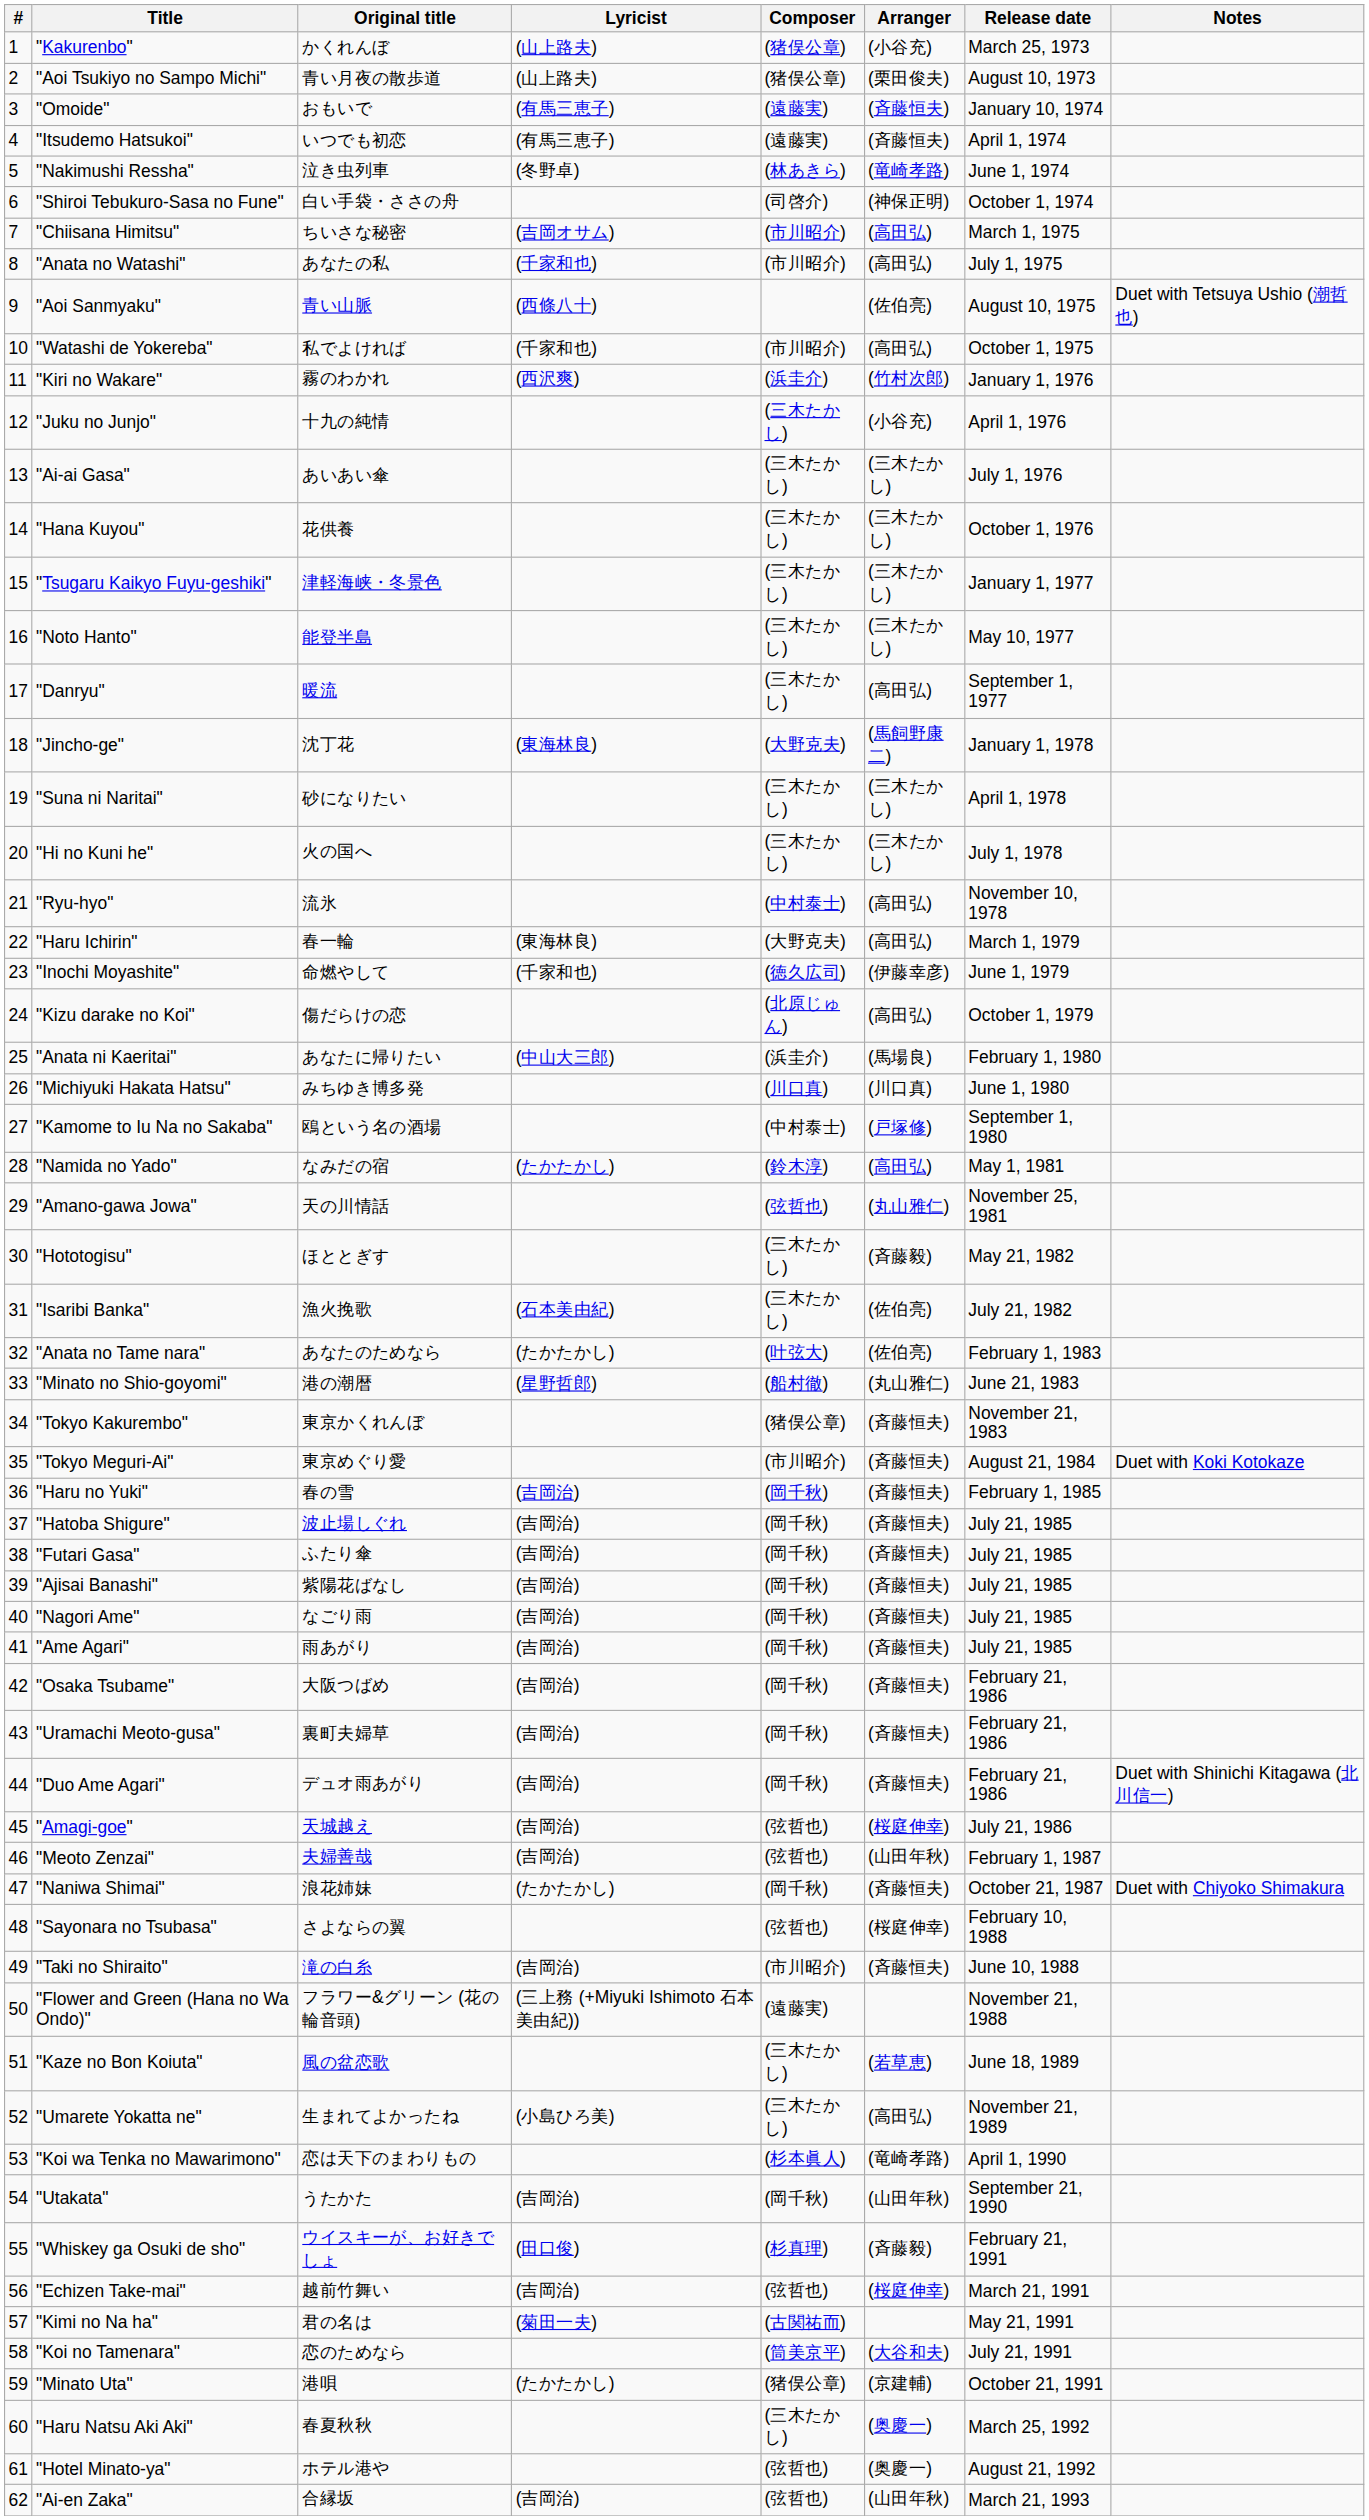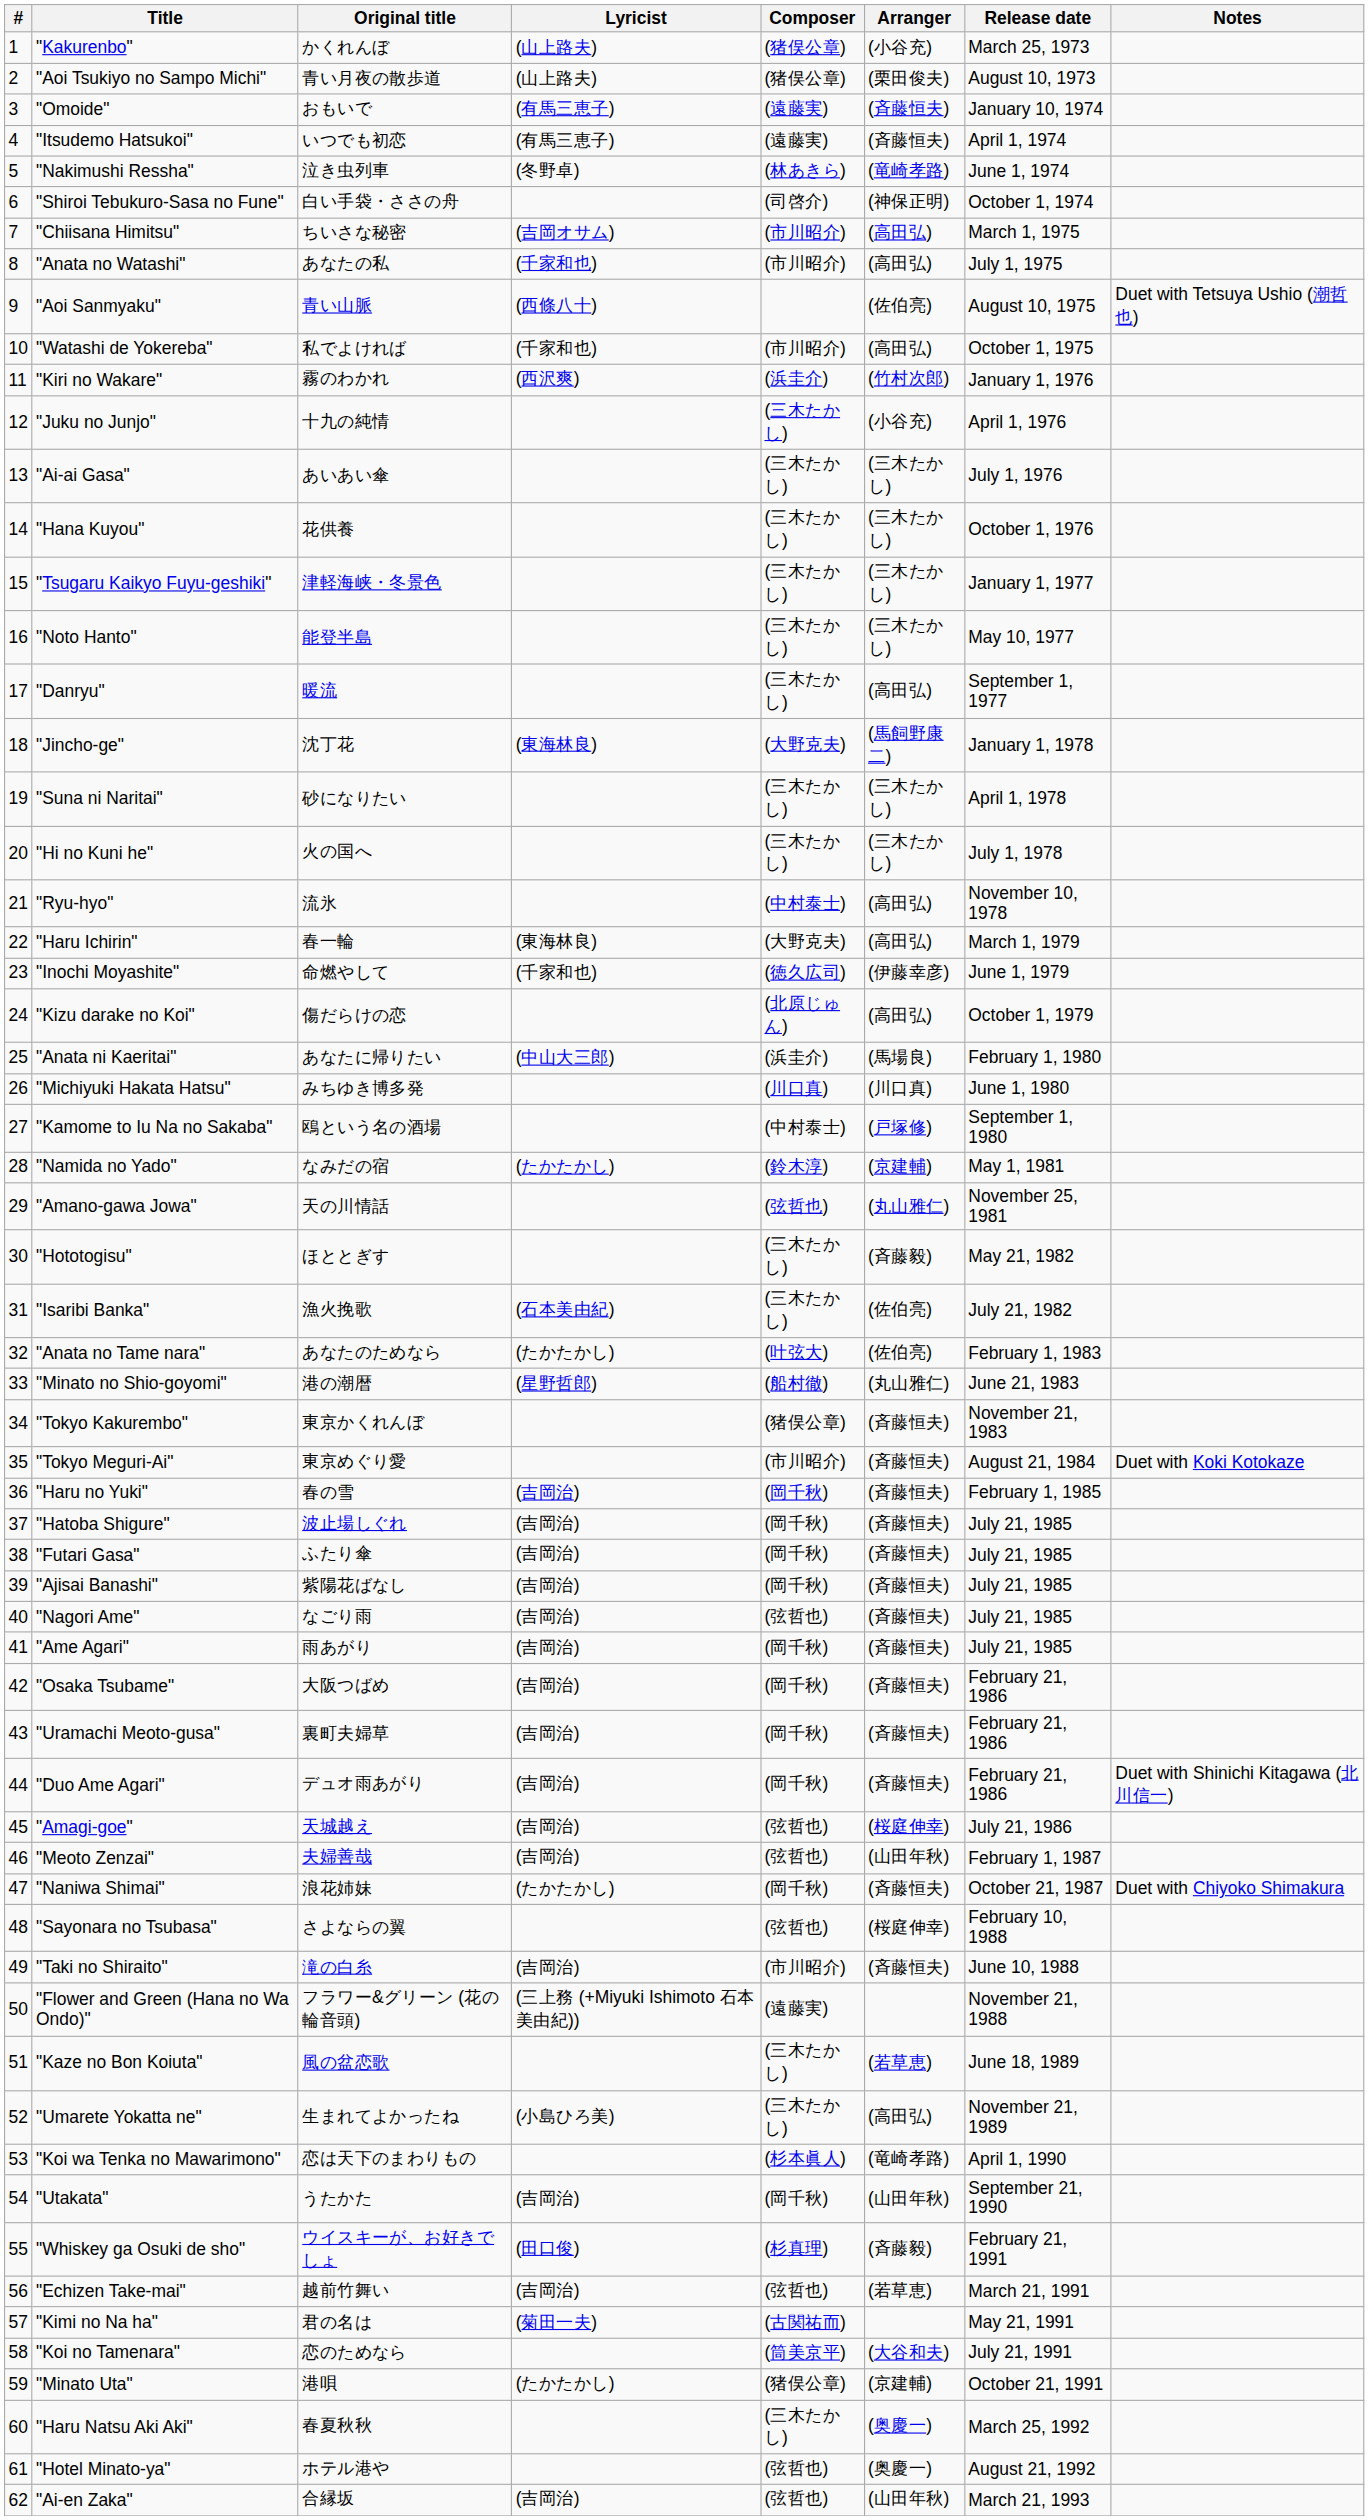(900, 1166) (高田弘) -> (900, 1166) (京建輔)
(796, 1616) (岡千秋) -> (796, 1616) (弦哲也)
(909, 2290) (桜庭伸幸) -> (900, 2290) (若草恵)
